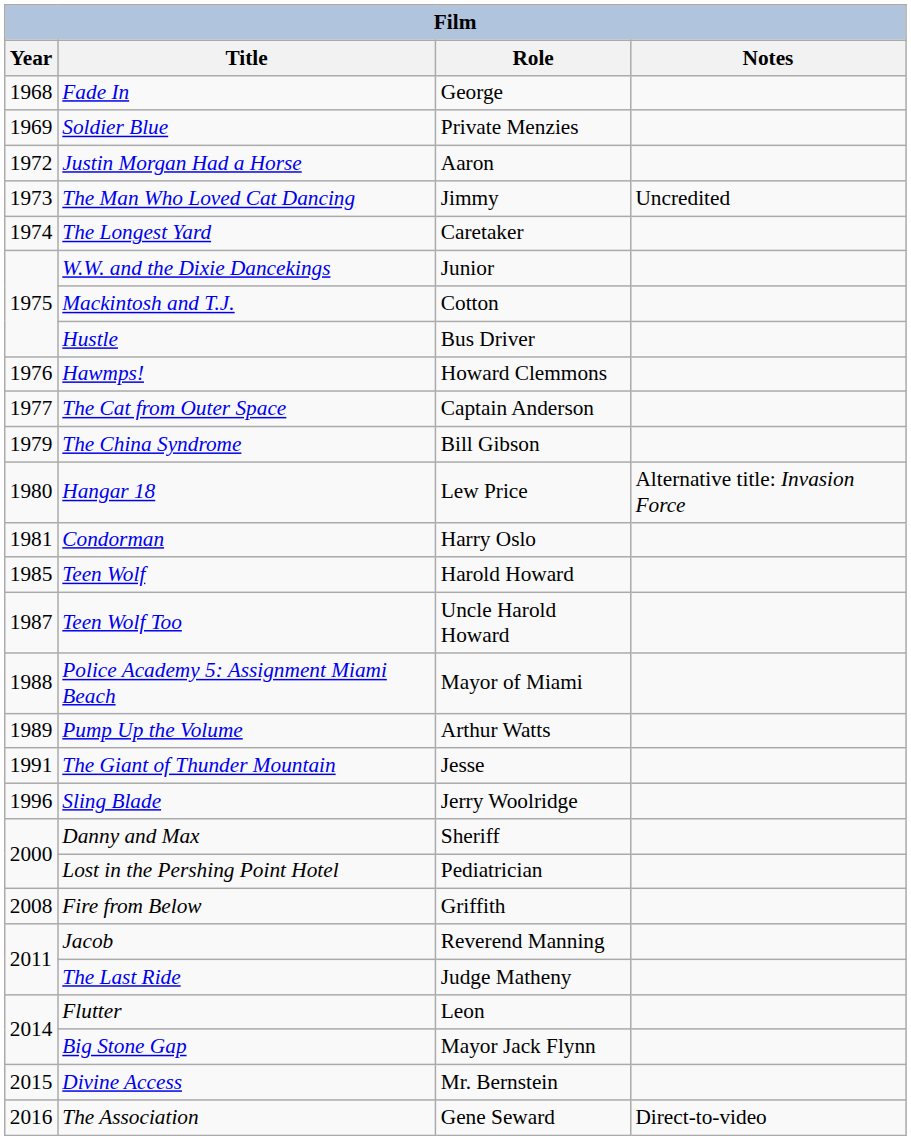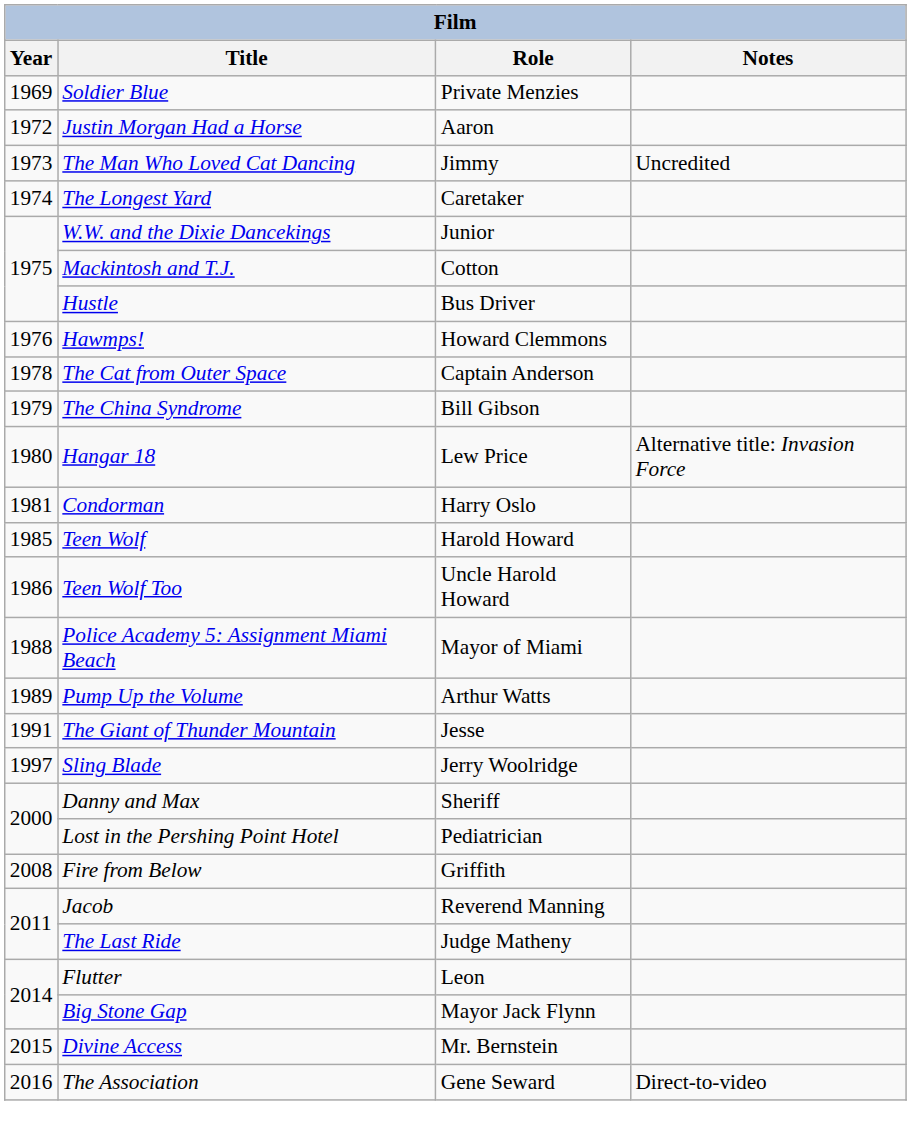- row: (96, 92)
(31, 409) 1977 -> (31, 373) 1978
(31, 622) 1987 -> (31, 587) 1986
(31, 800) 1996 -> (31, 765) 1997
